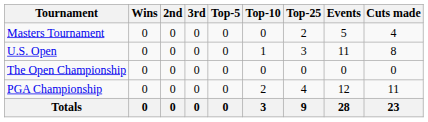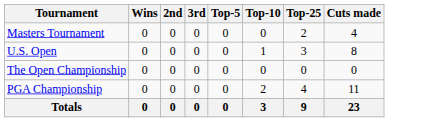- column: (344, 13)
